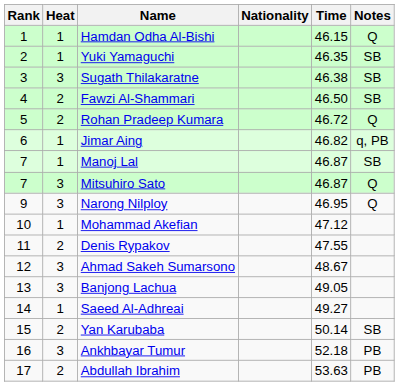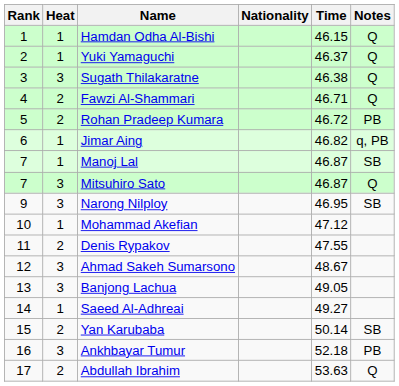(331, 57) 46.35 -> (331, 57) 46.37
(372, 57) SB -> (372, 57) Q
(372, 78) SB -> (372, 78) Q
(331, 99) 46.50 -> (331, 99) 46.71
(372, 99) SB -> (372, 99) Q
(372, 120) Q -> (372, 120) PB
(372, 203) Q -> (372, 203) SB
(372, 371) PB -> (372, 371) Q
